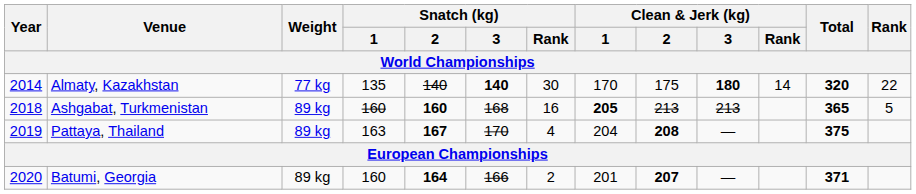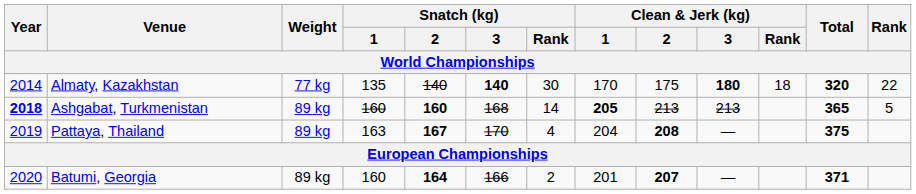(782, 85) 14 -> (782, 85) 18
(26, 108) normal -> (26, 108) bold
(551, 108) 16 -> (551, 108) 14
